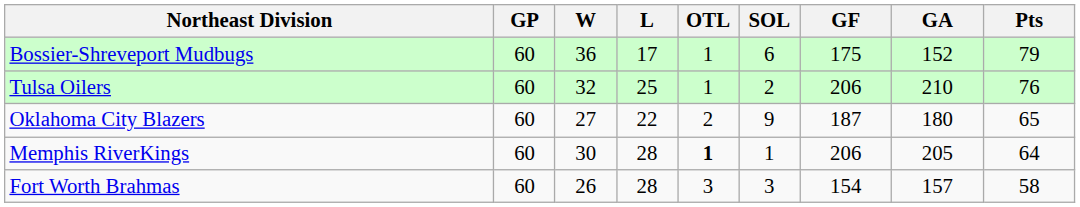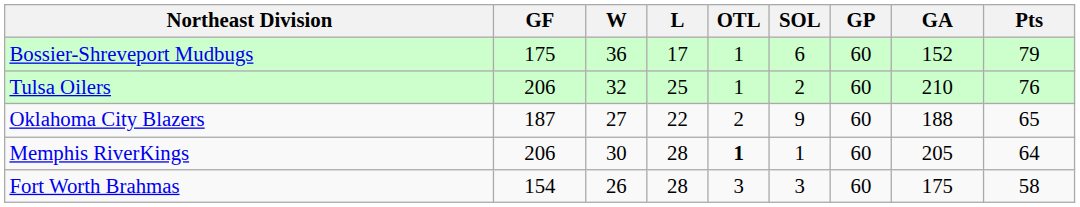columns swapped: (525, 20) <-> (846, 20)
(937, 119) 180 -> (937, 119) 188
(937, 185) 157 -> (937, 185) 175
